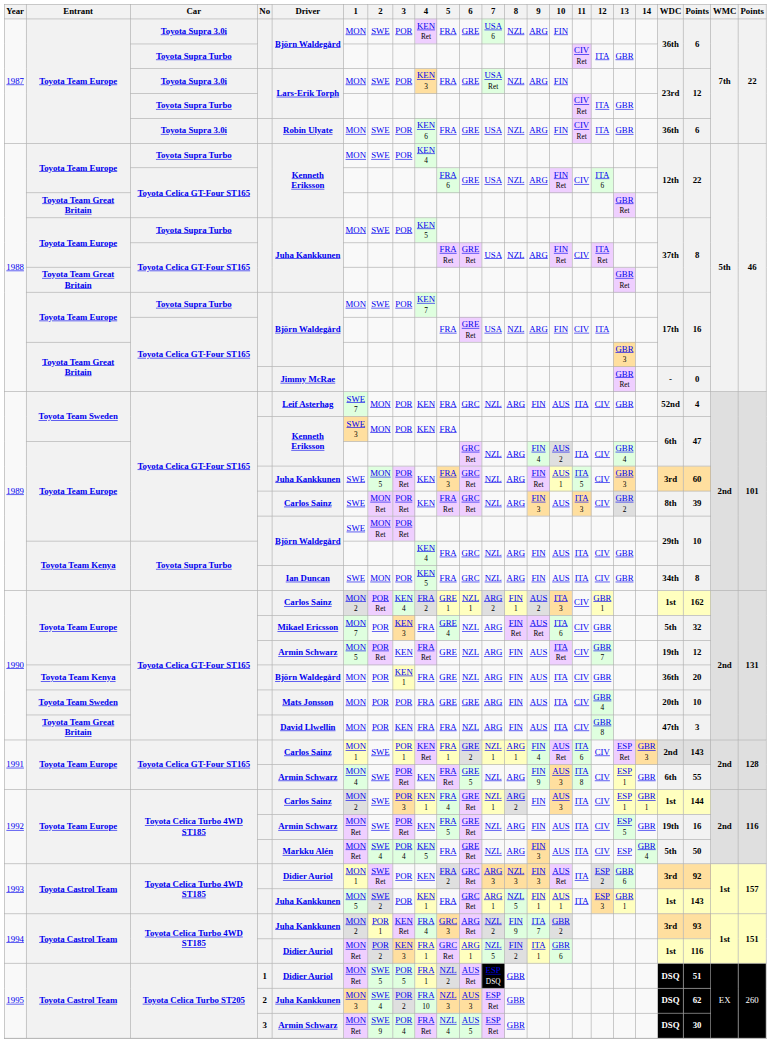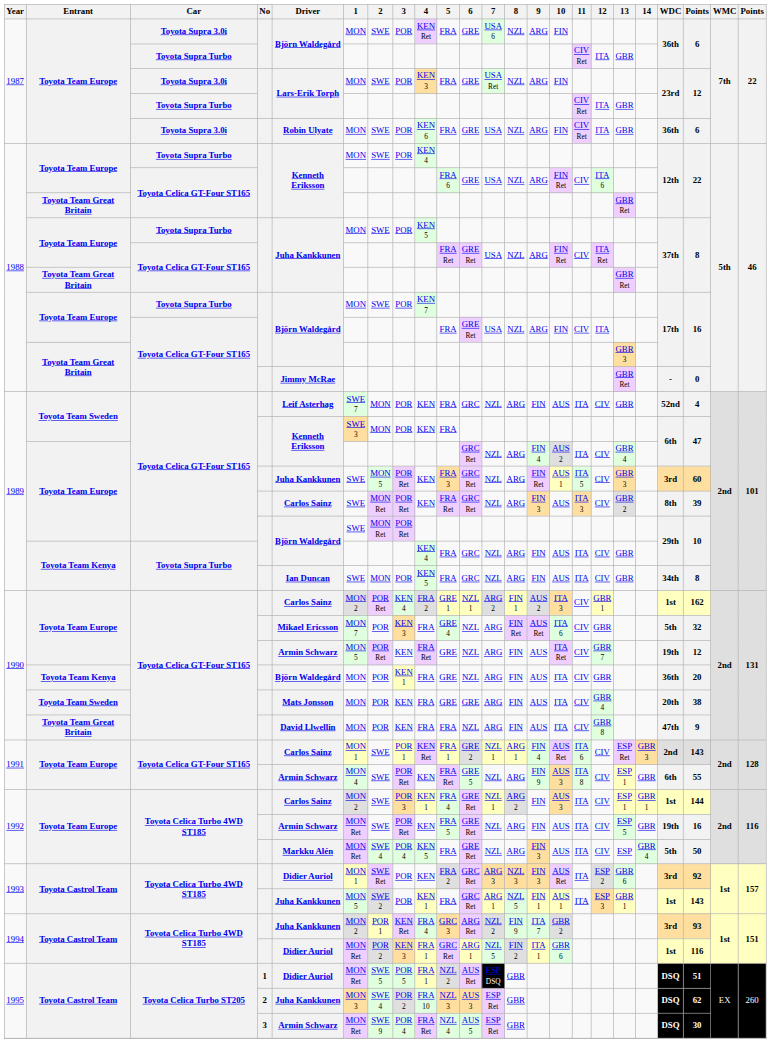(404, 702) POR -> (404, 702) KEN
(697, 702) 10 -> (697, 702) 38
(697, 727) 3 -> (697, 727) 9
